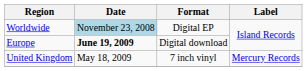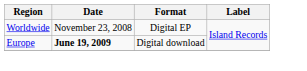(116, 27) lightblue background -> (93, 27) no background
- row: (39, 58)
